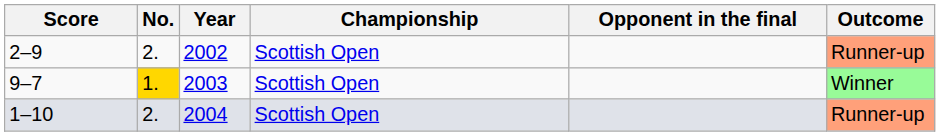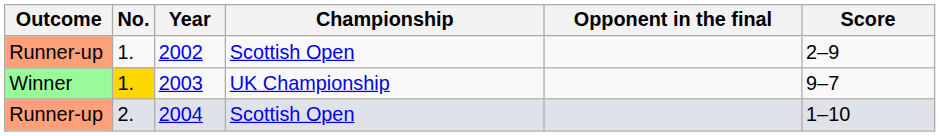columns swapped: (880, 20) <-> (71, 20)
(151, 51) 2. -> (126, 51) 1.
(317, 83) Scottish Open -> (310, 83) UK Championship
